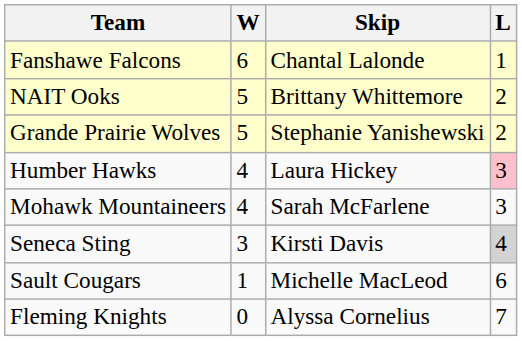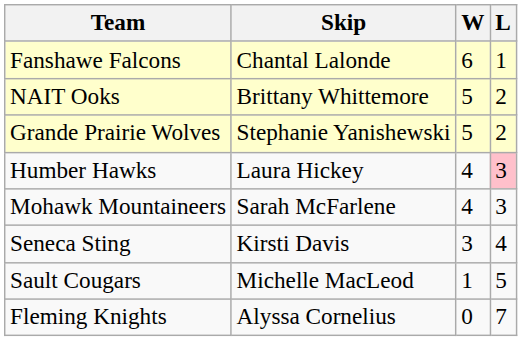columns swapped: (377, 22) <-> (248, 22)
(501, 243) lightgrey background -> (501, 243) no background
(501, 280) 6 -> (501, 280) 5
